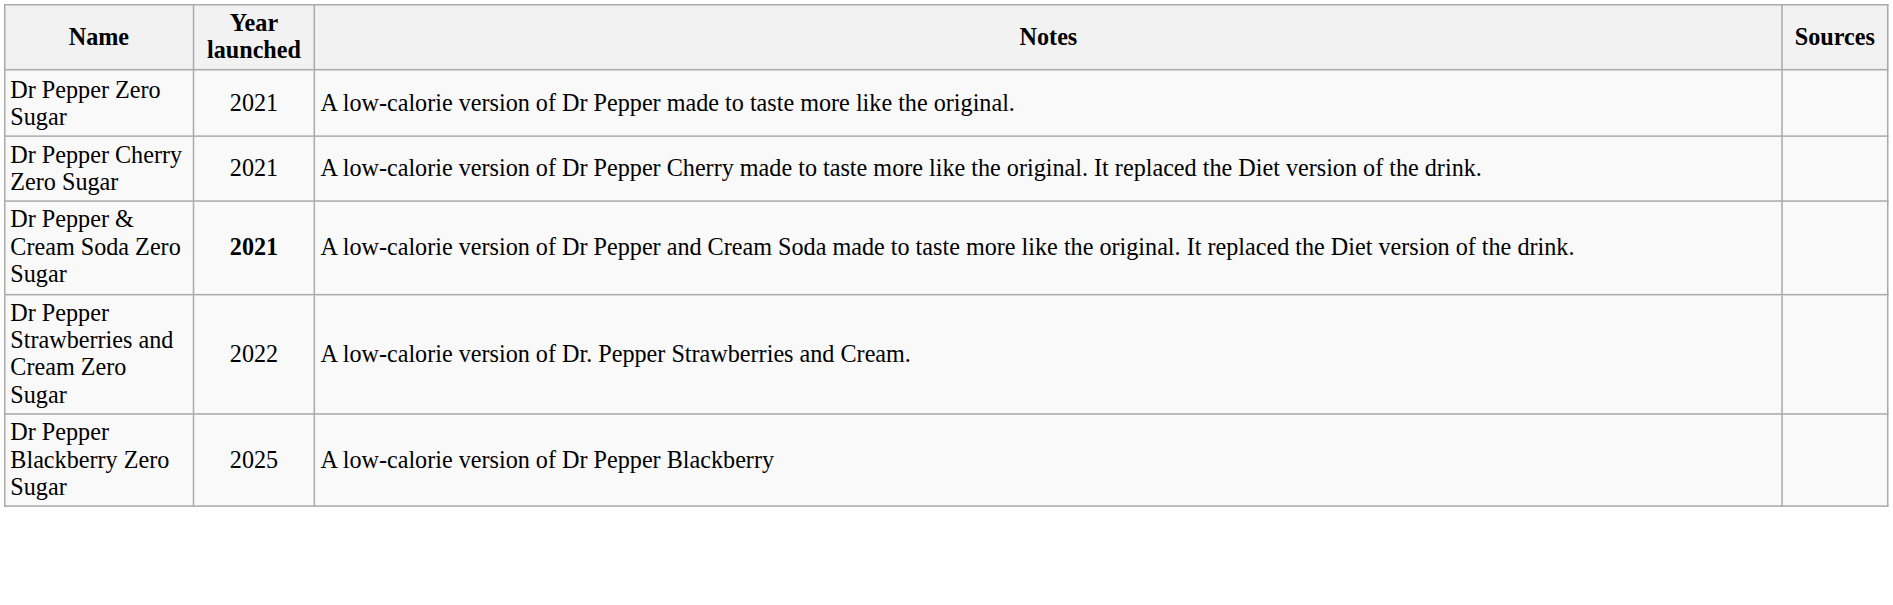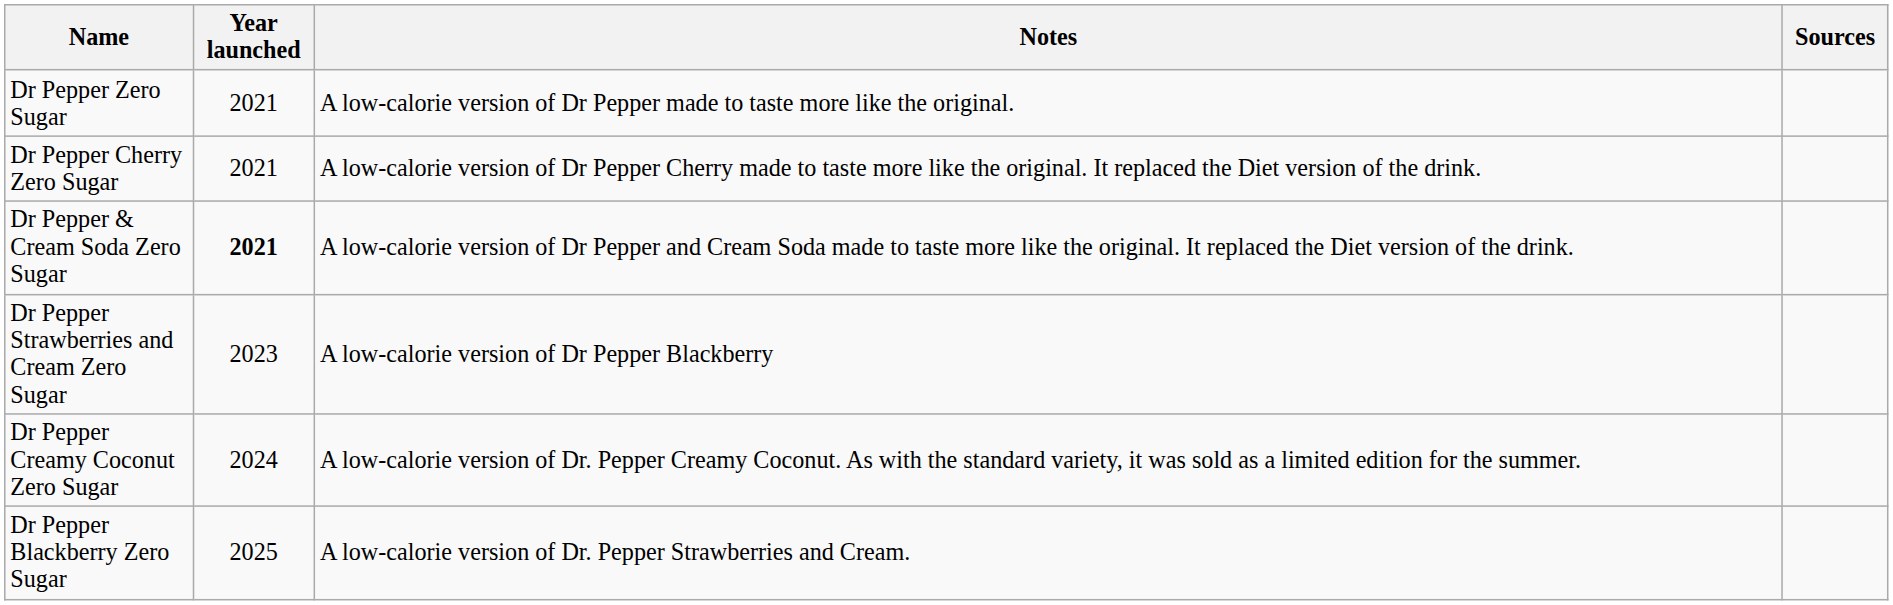(254, 353) 2022 -> (254, 353) 2023
(616, 353) A low-calorie version of Dr. Pepper Strawberries and Cream. -> (547, 353) A low-calorie version of Dr Pepper Blackberry
+ row: (93, 459)
(547, 459) A low-calorie version of Dr Pepper Blackberry -> (615, 552) A low-calorie version of Dr. Pepper Strawberries and Cream.
